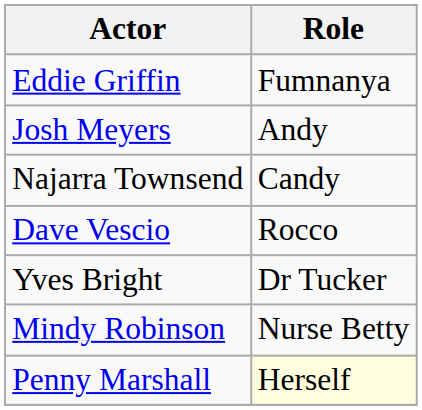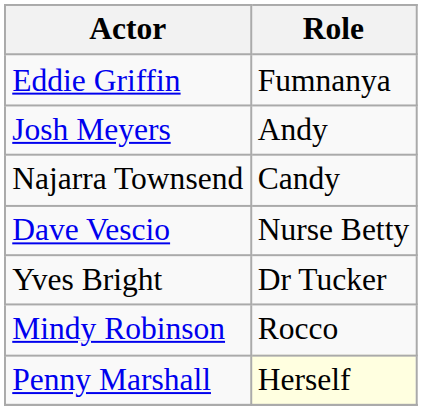(298, 229) Rocco -> (333, 229) Nurse Betty
(333, 329) Nurse Betty -> (298, 329) Rocco
